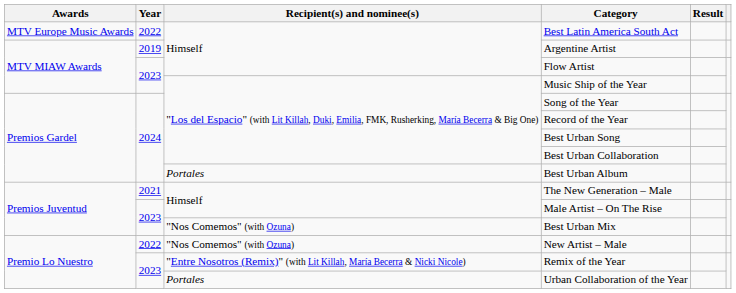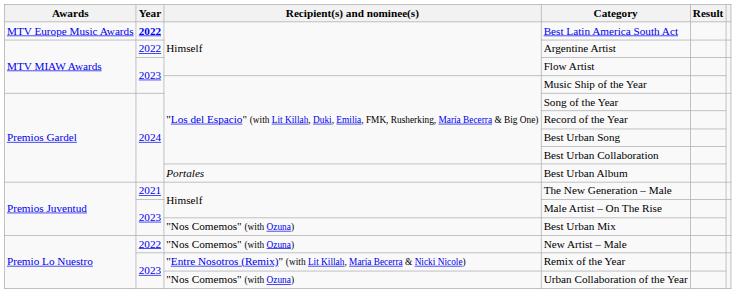(150, 31) normal -> (150, 31) bold
(150, 48) 2019 -> (150, 48) 2022
(185, 279) Portales -> (230, 279) "Nos Comemos" (with Ozuna)
